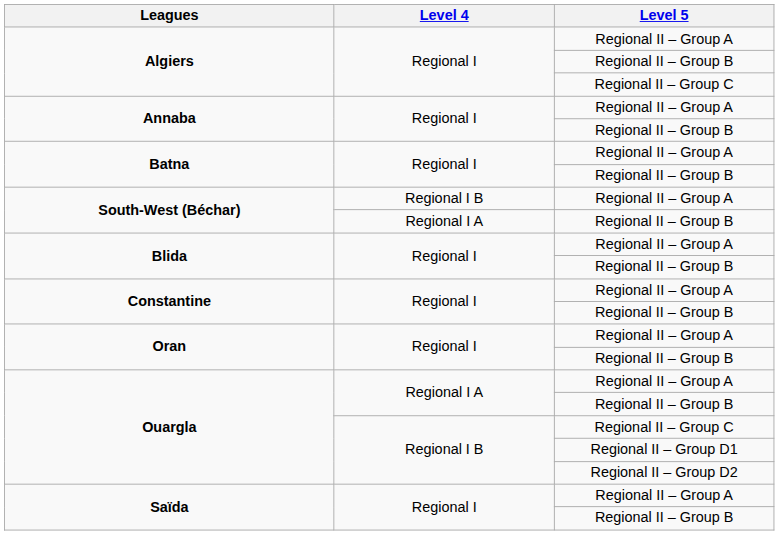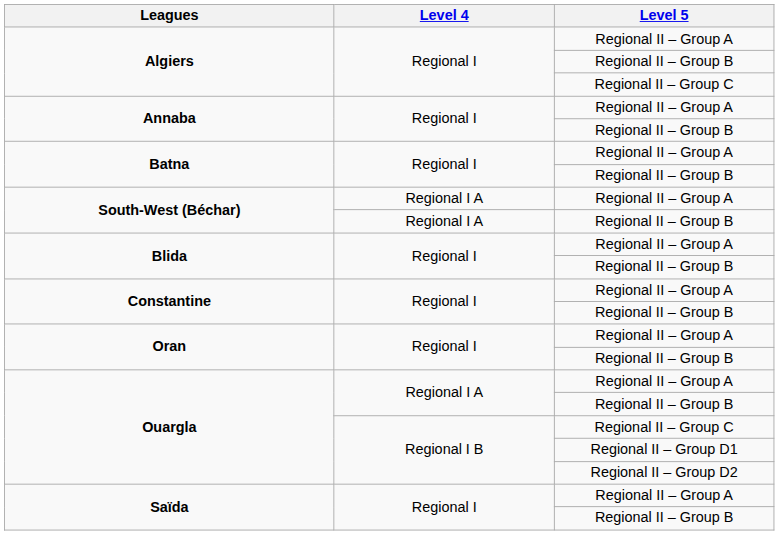(444, 198) Regional I B -> (444, 198) Regional I A
